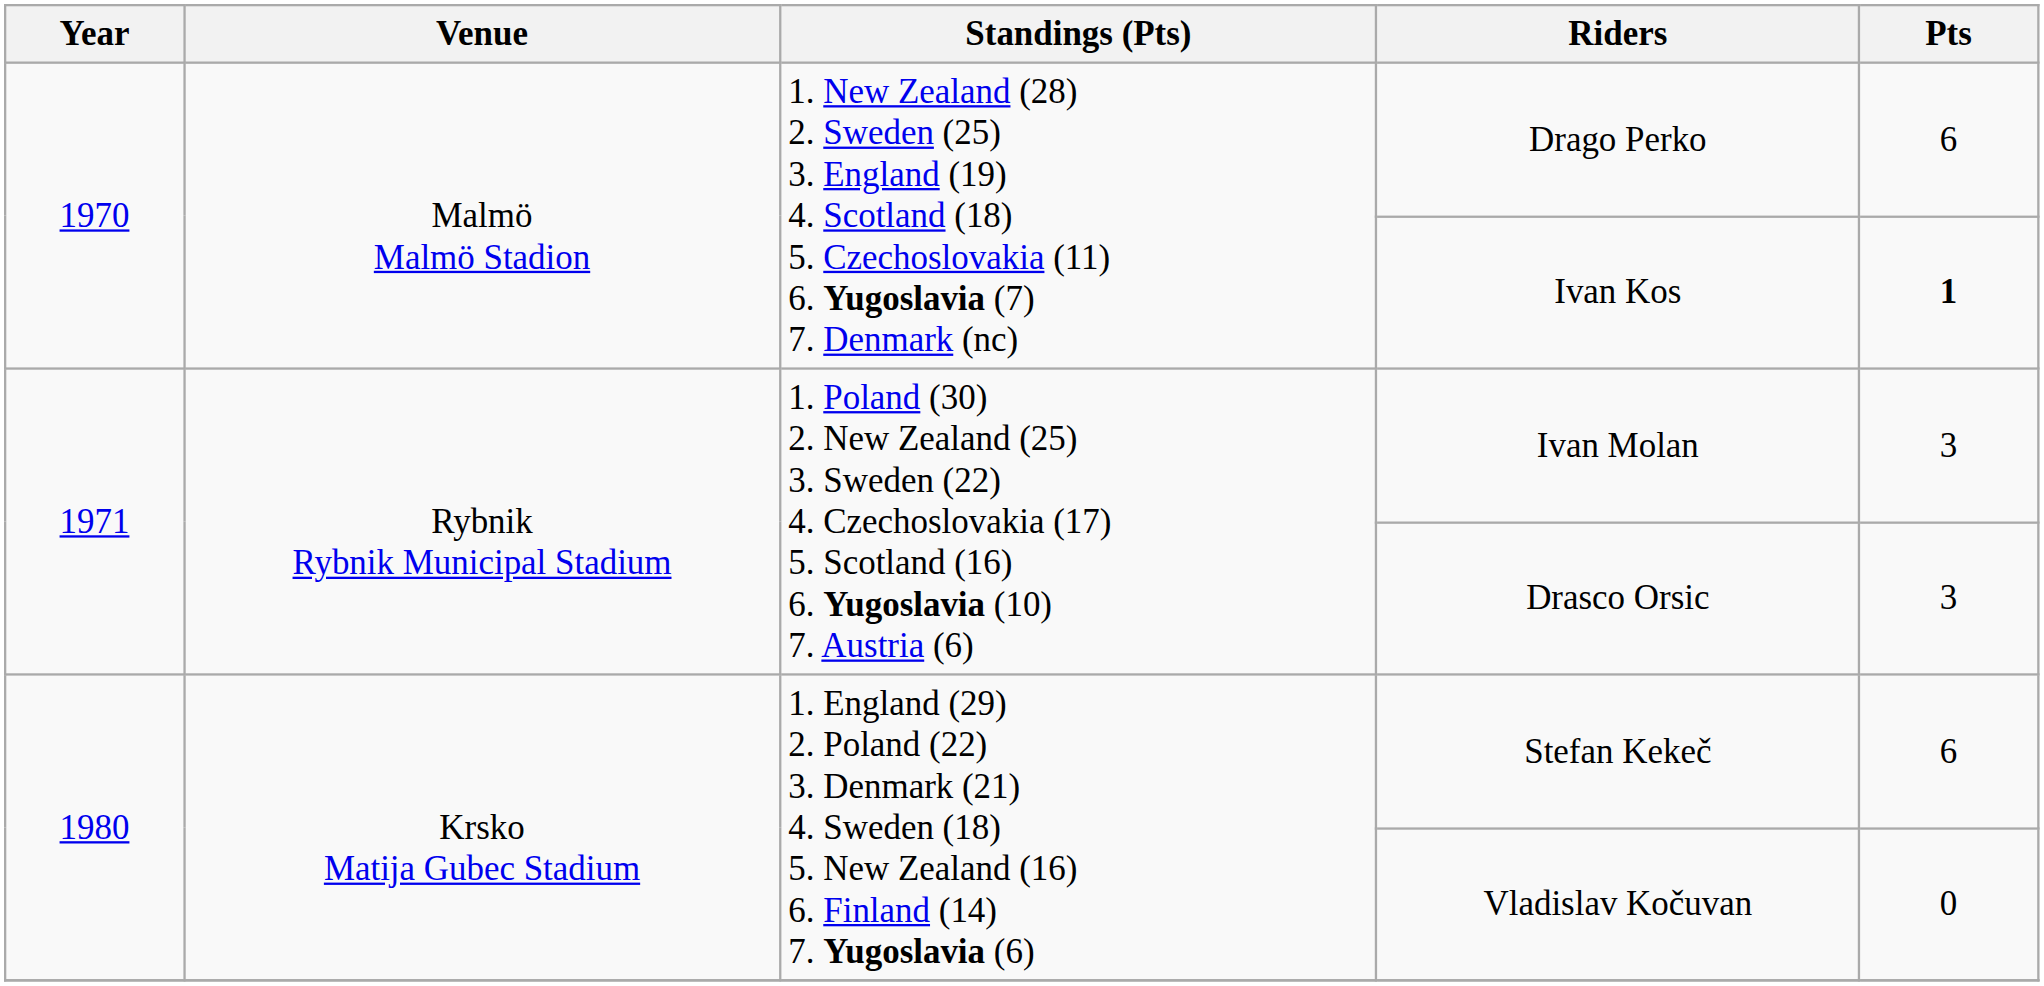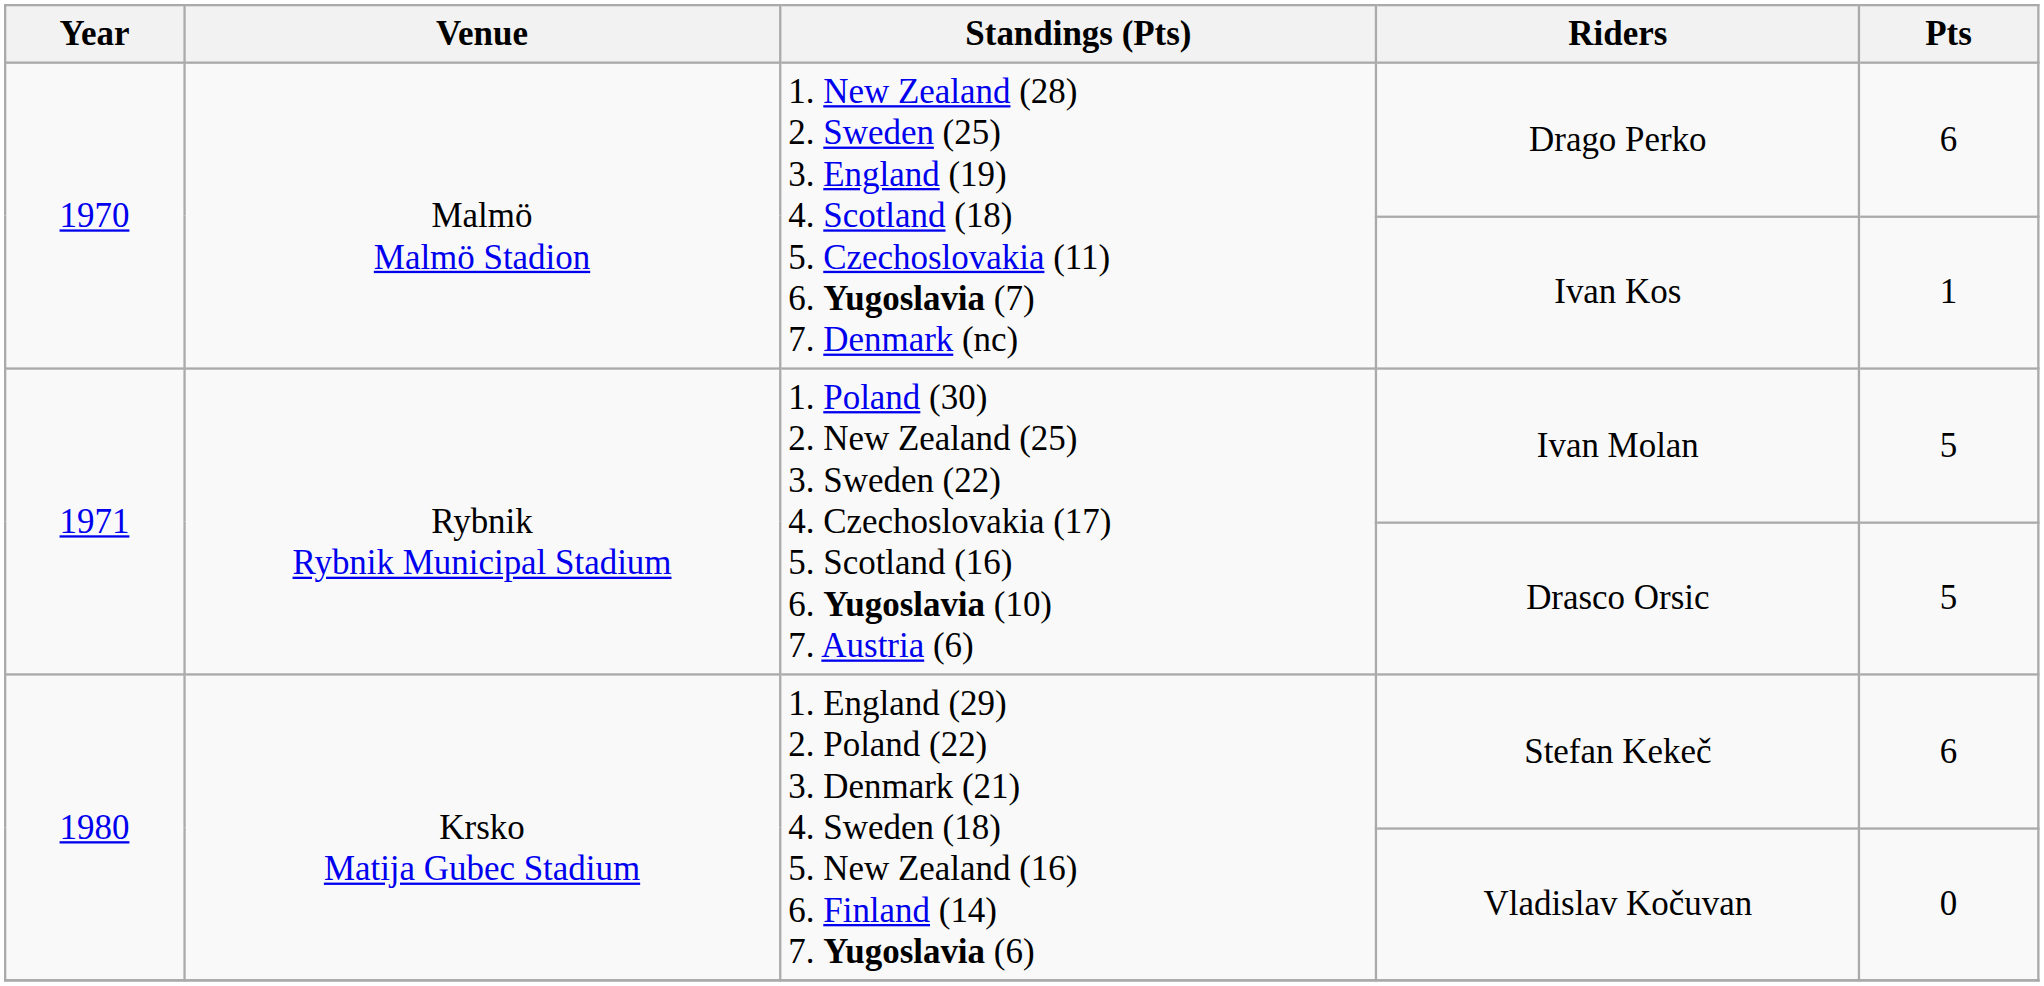(1948, 291) bold -> (1948, 291) normal
(1948, 444) 3 -> (1948, 444) 5
(1948, 597) 3 -> (1948, 597) 5
